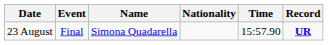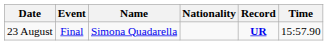columns swapped: (261, 13) <-> (303, 13)
